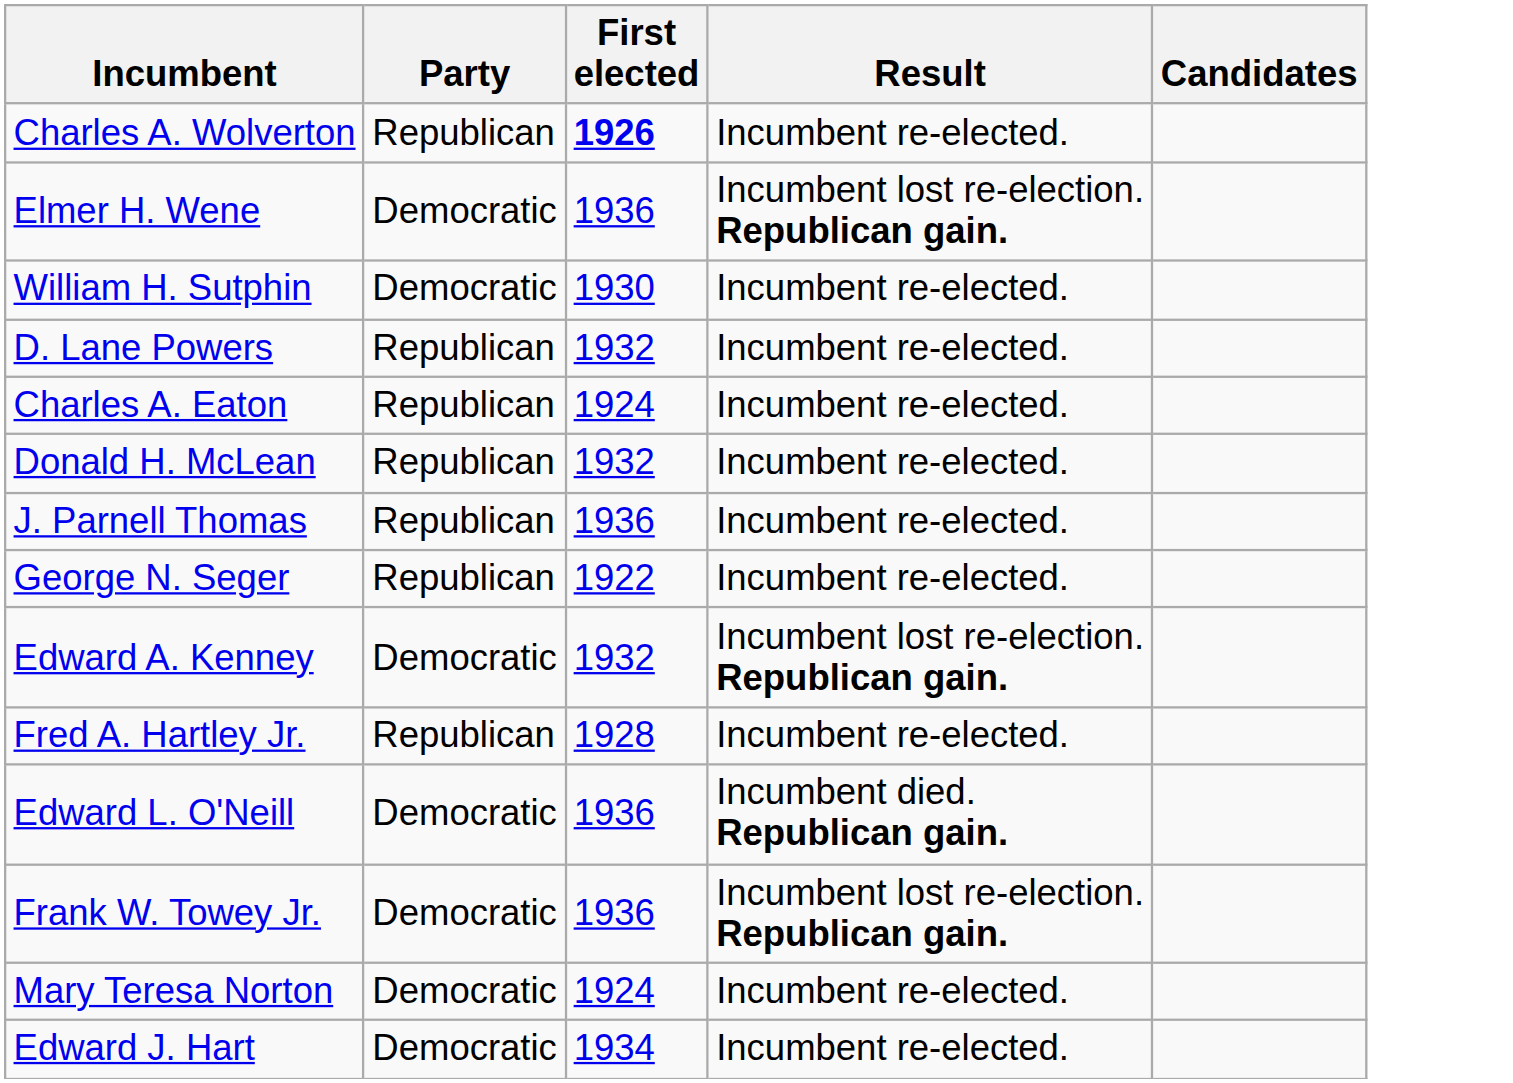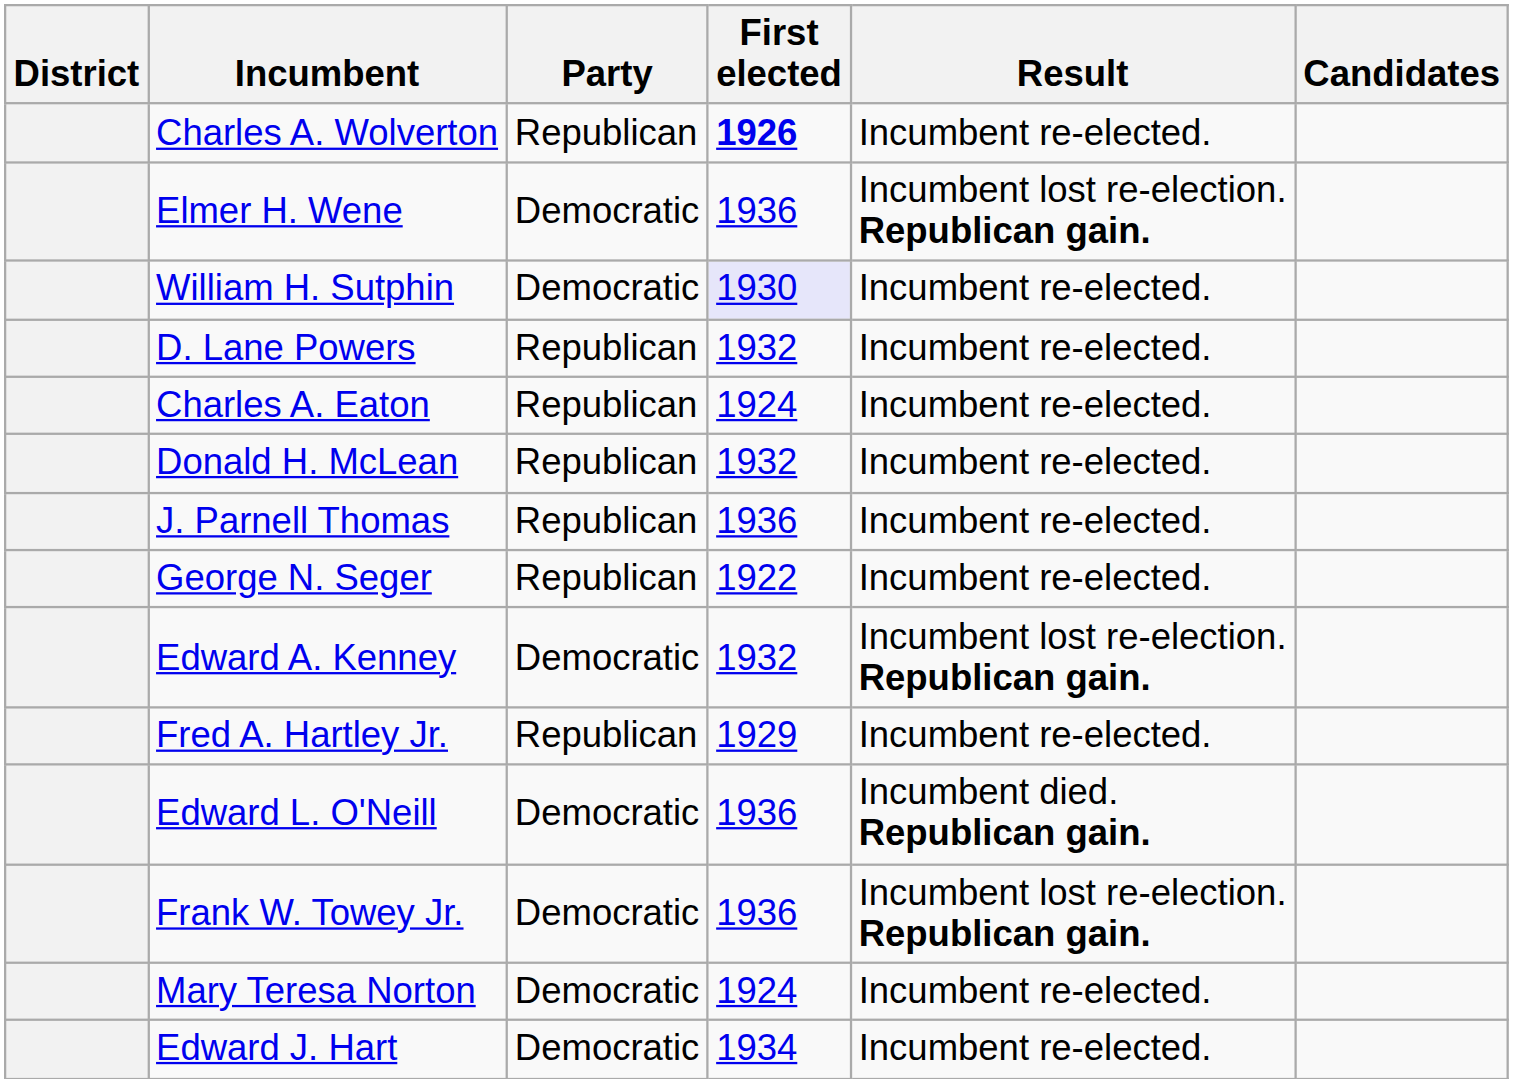+ column: (76, 74)
(614, 289) no background -> (757, 289) lavender background
(614, 735) 1928 -> (757, 735) 1929
